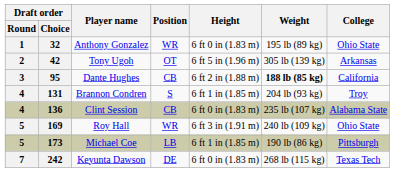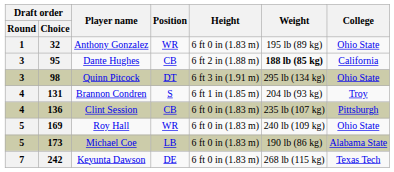- row: (55, 61)
+ row: (55, 77)
(358, 110) Alabama State -> (358, 110) Pittsburgh
(225, 126) 6 ft 3 in (1.91 m) -> (225, 126) 6 ft 0 in (1.83 m)
(225, 142) 6 ft 1 in (1.85 m) -> (225, 142) 6 ft 0 in (1.83 m)
(358, 142) Pittsburgh -> (358, 142) Alabama State
